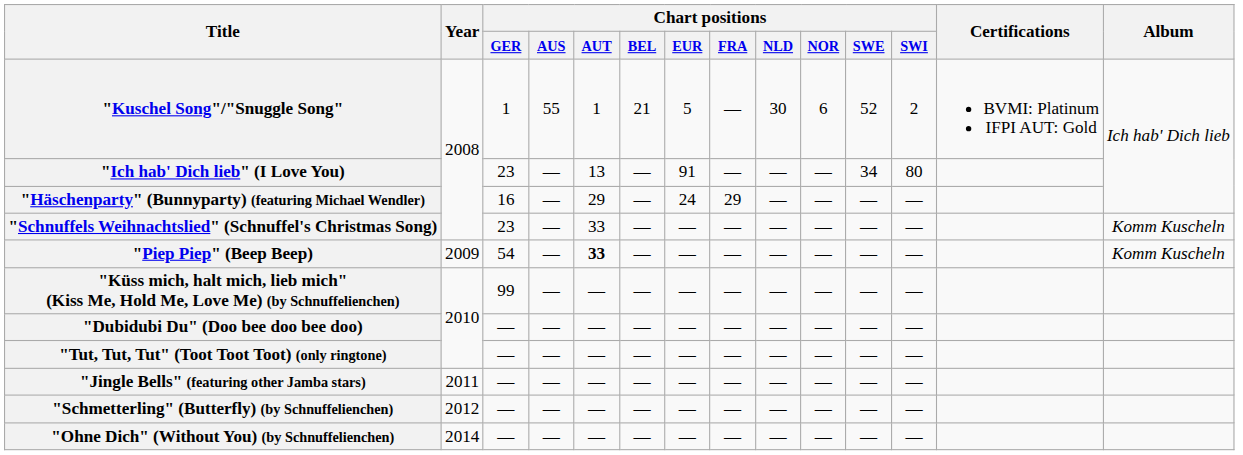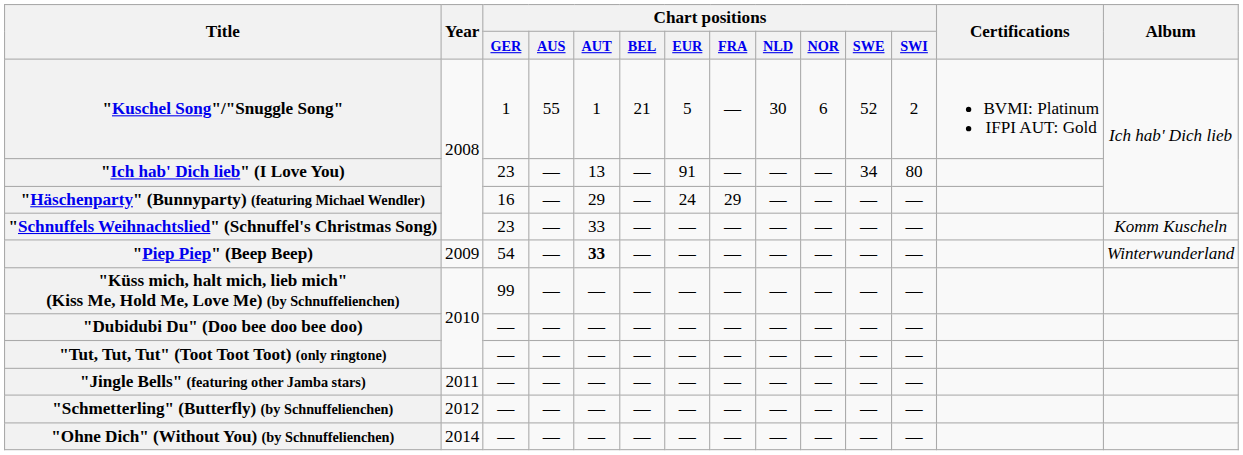(1168, 253) Komm Kuscheln -> (1171, 253) Winterwunderland
